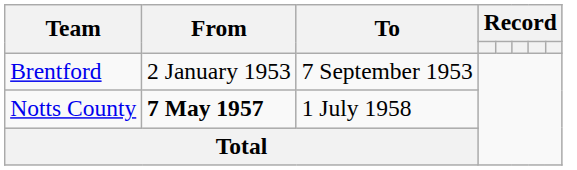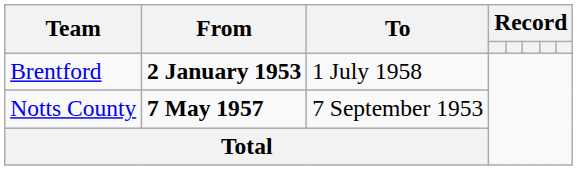(219, 71) normal -> (224, 71) bold
(387, 71) 7 September 1953 -> (367, 71) 1 July 1958
(357, 108) 1 July 1958 -> (398, 108) 7 September 1953
